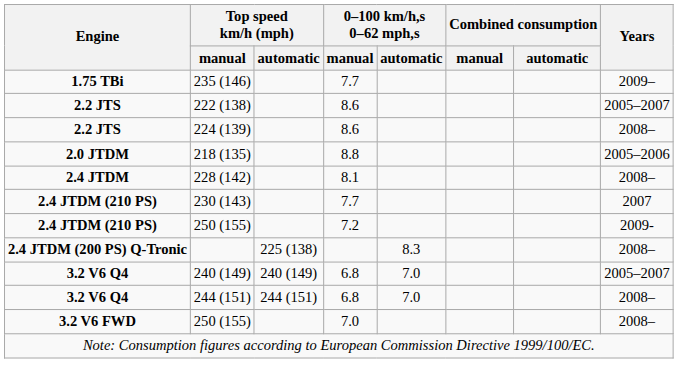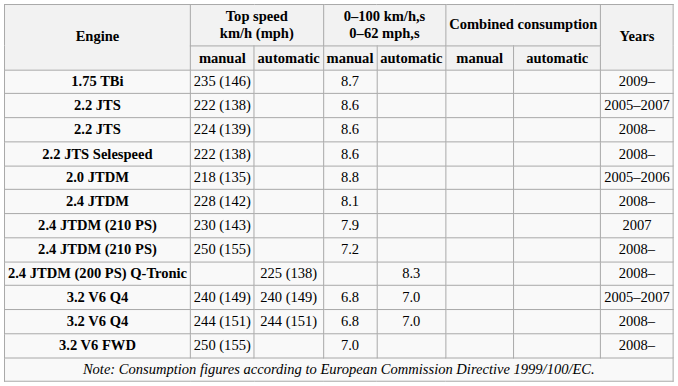(350, 82) 7.7 -> (350, 82) 8.7
+ row: (97, 153)
(350, 201) 7.7 -> (350, 225) 7.9
(637, 225) 2009- -> (637, 249) 2008–
